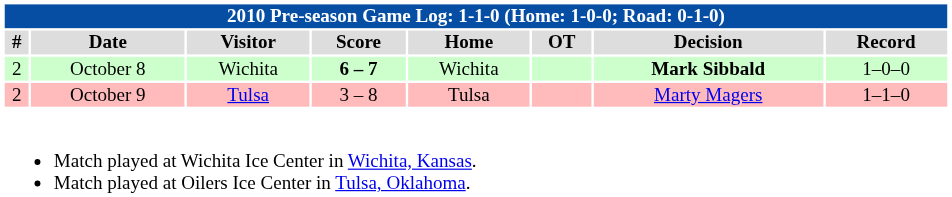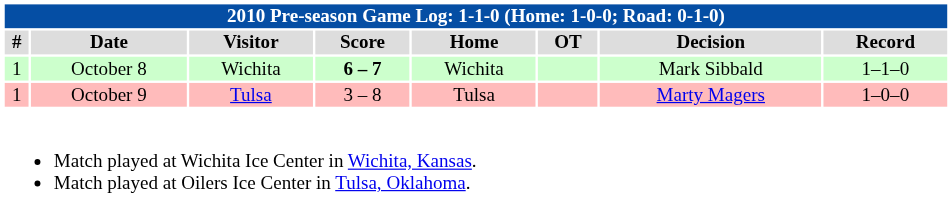(17, 68) 2 -> (17, 68) 1
(708, 68) bold -> (711, 68) normal
(886, 68) 1–0–0 -> (885, 68) 1–1–0
(17, 94) 2 -> (17, 94) 1
(886, 94) 1–1–0 -> (885, 94) 1–0–0
